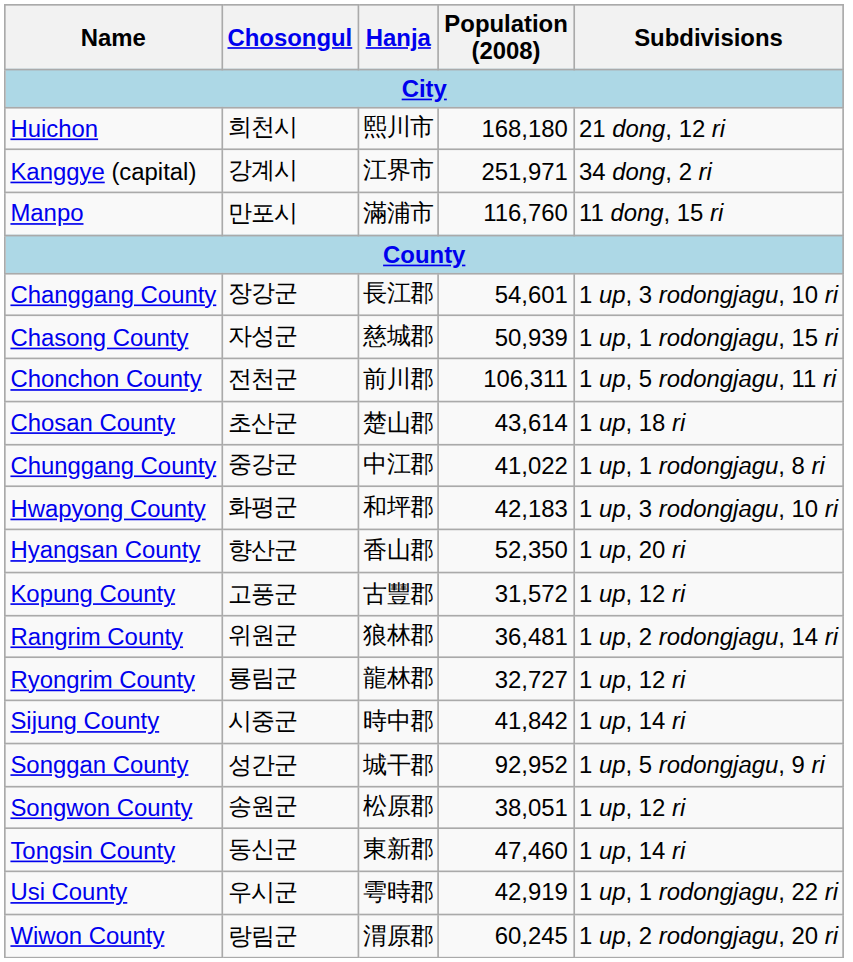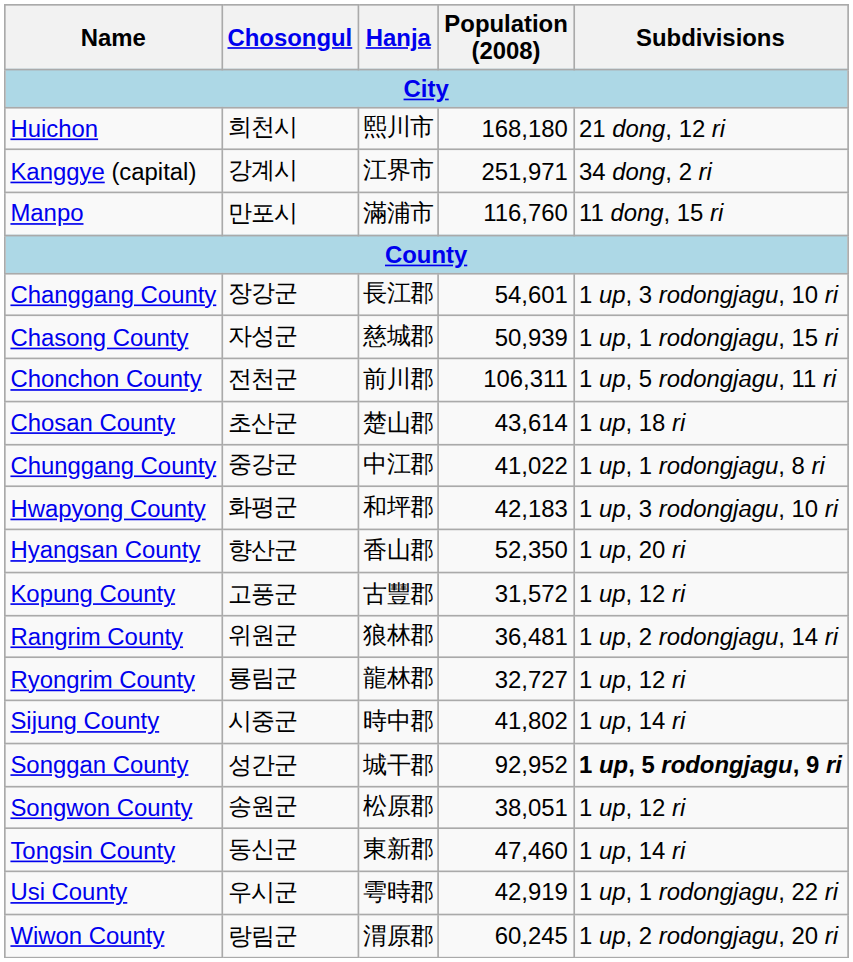(531, 722) 41,842 -> (531, 722) 41,802
(702, 765) normal -> (710, 765) bold
